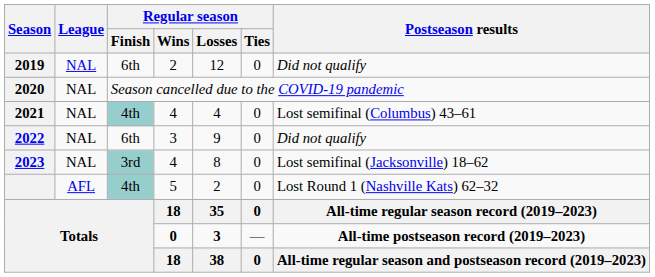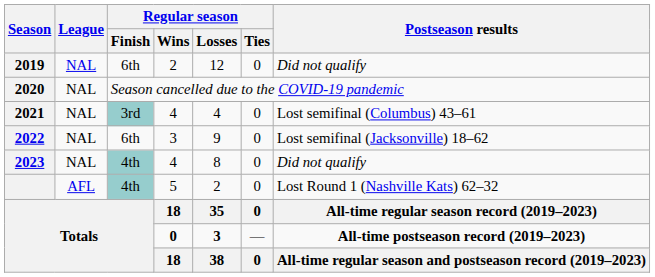(130, 114) 4th -> (130, 114) 3rd
(322, 138) Did not qualify -> (383, 138) Lost semifinal (Jacksonville) 18–62
(130, 162) 3rd -> (130, 162) 4th
(383, 162) Lost semifinal (Jacksonville) 18–62 -> (322, 162) Did not qualify
